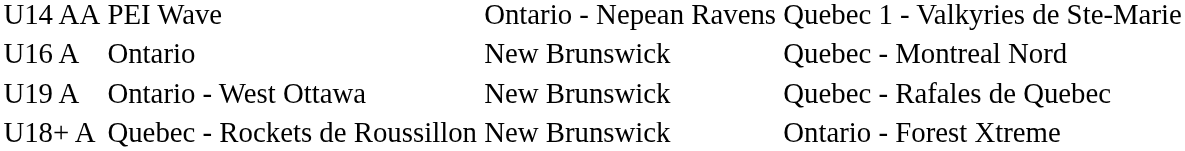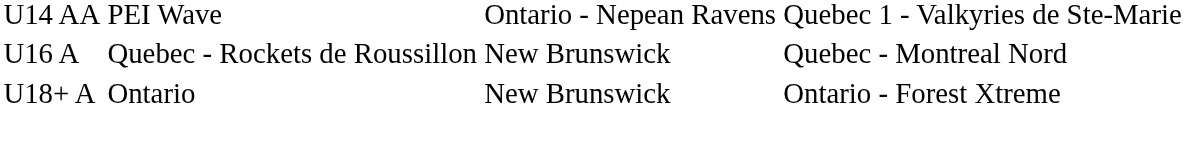(151, 53) Ontario -> (292, 53) Quebec - Rockets de Roussillon
- row: (41, 93)
(292, 132) Quebec - Rockets de Roussillon -> (151, 93) Ontario
